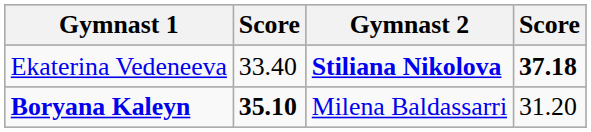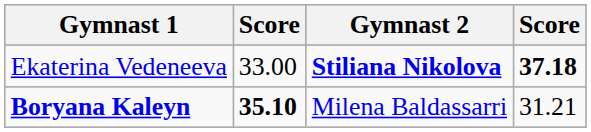(268, 65) 33.40 -> (268, 65) 33.00
(548, 106) 31.20 -> (548, 106) 31.21
